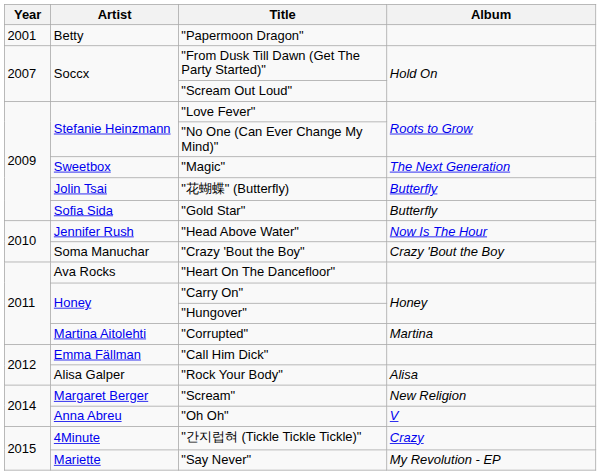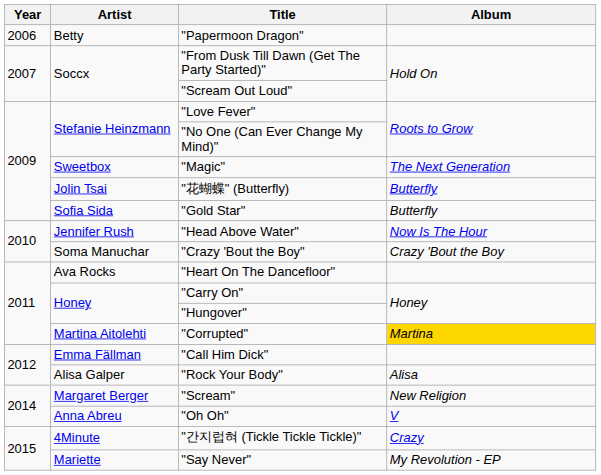(22, 35) 2001 -> (22, 35) 2006
(411, 334) no background -> (411, 334) gold background
